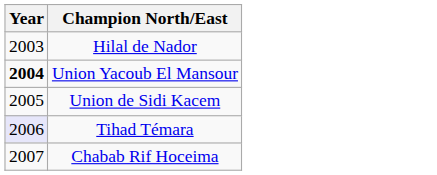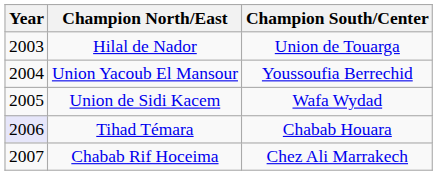+ column: (337, 18)
(26, 73) bold -> (26, 73) normal
